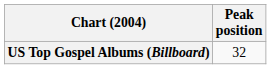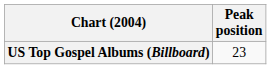(239, 52) 32 -> (239, 52) 23
